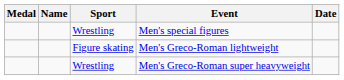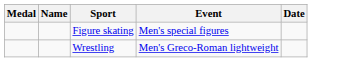(93, 31) Wrestling -> (103, 31) Figure skating
(103, 48) Figure skating -> (93, 48) Wrestling
- row: (224, 66)
